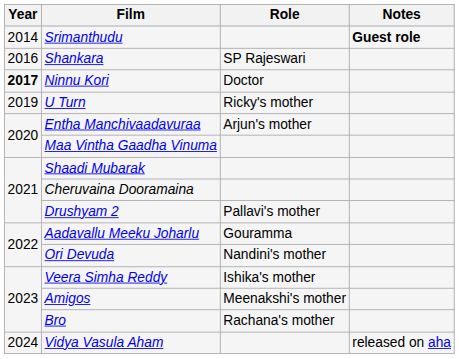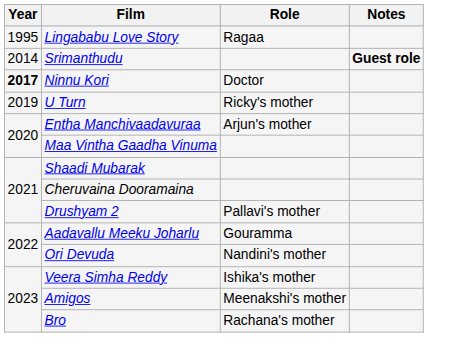+ row: (111, 37)
- row: (74, 59)
- row: (104, 342)
